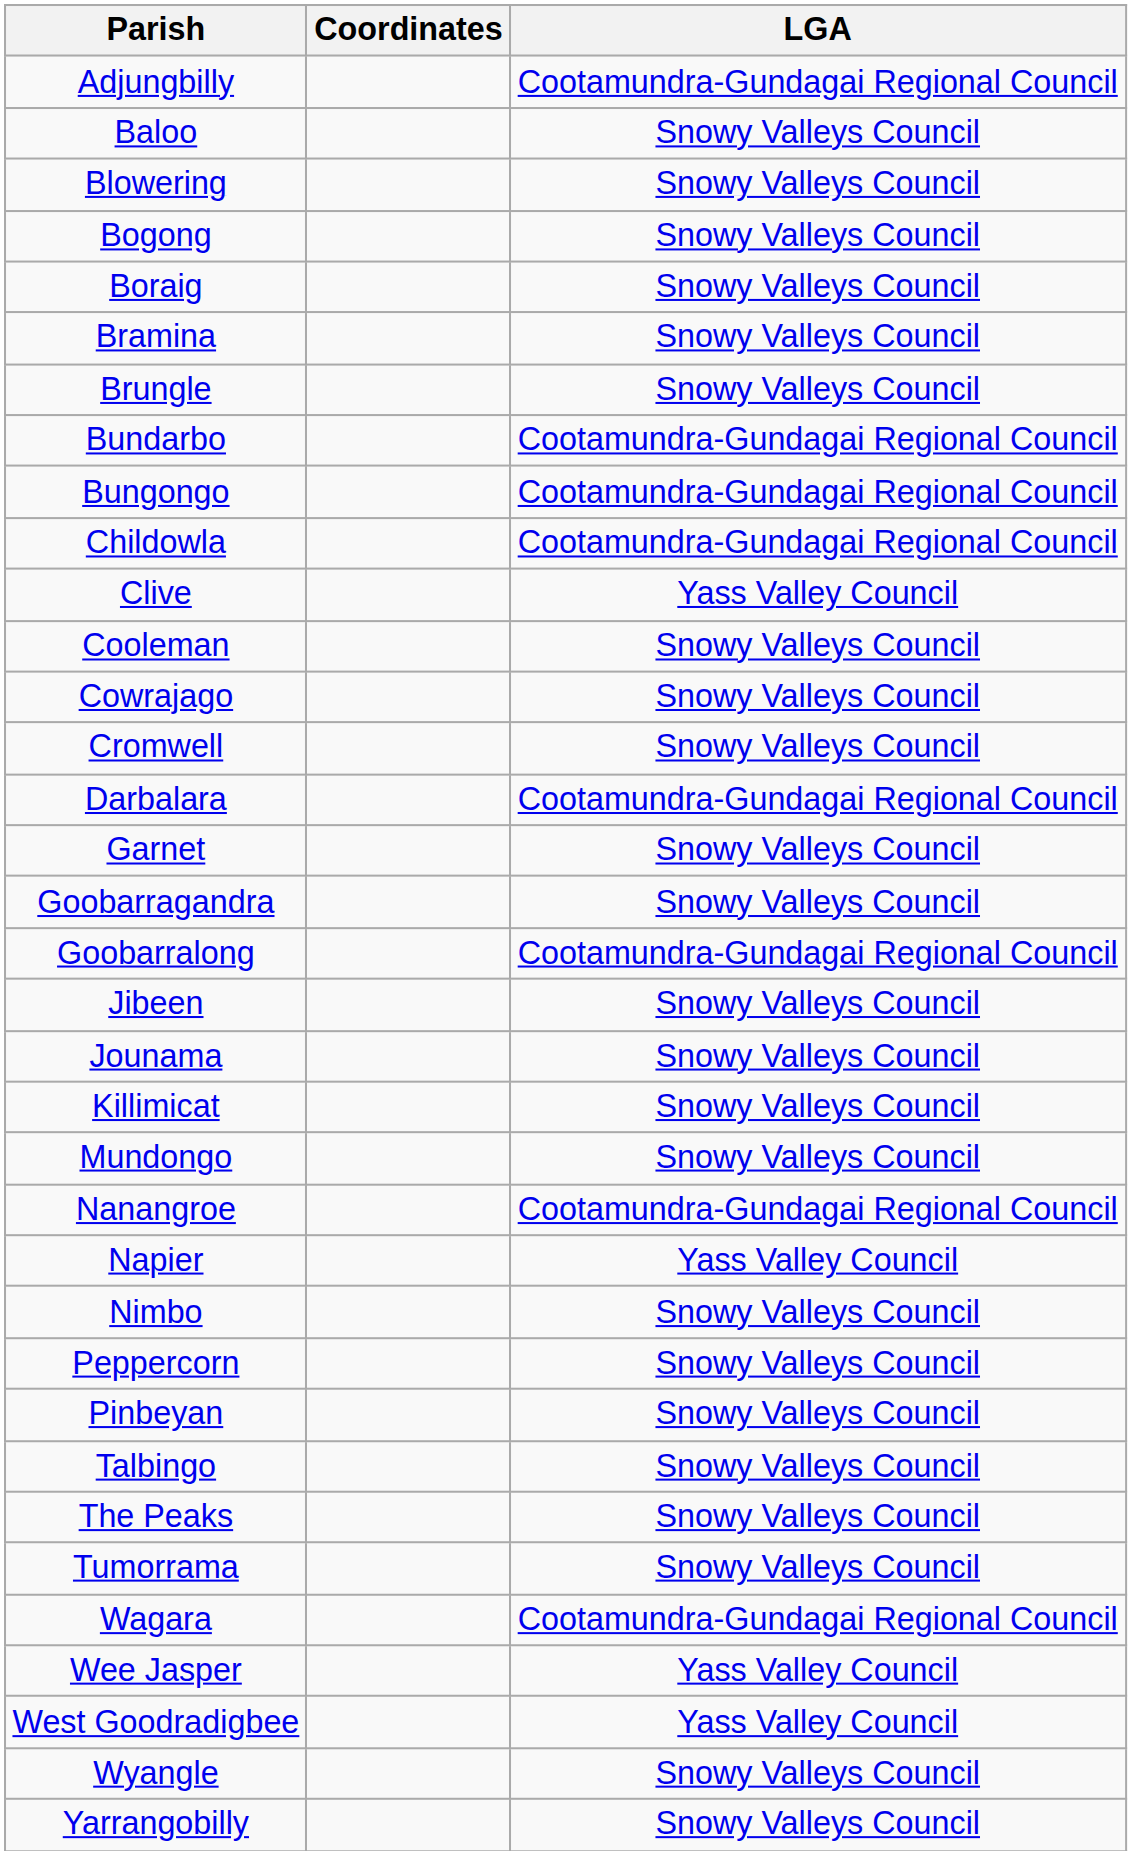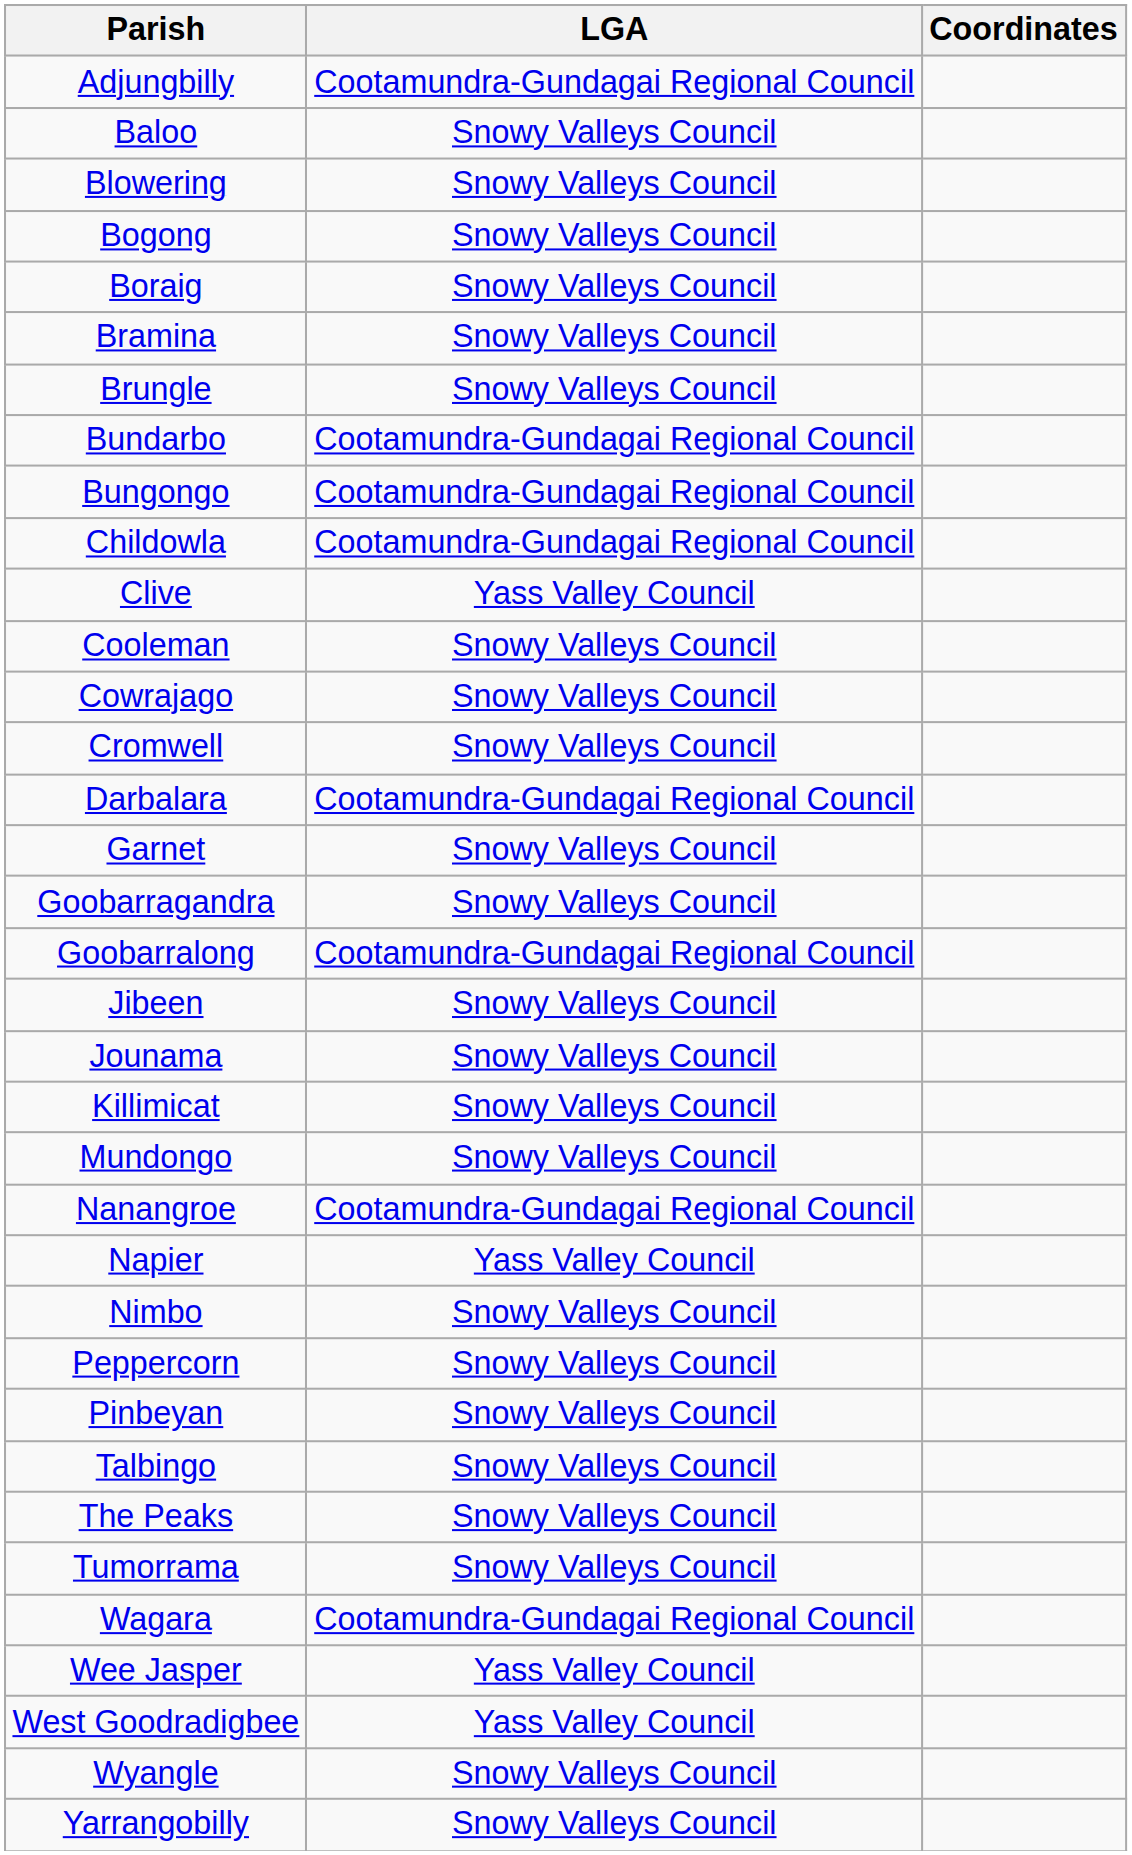columns swapped: (818, 30) <-> (409, 30)
